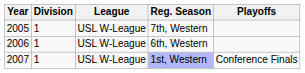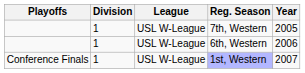columns swapped: (18, 12) <-> (257, 12)
